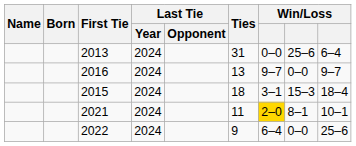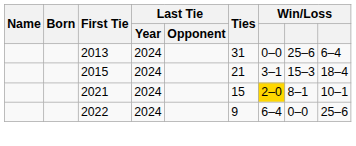- row: (95, 72)
(238, 92) 18 -> (238, 72) 21
(238, 111) 11 -> (238, 92) 15
